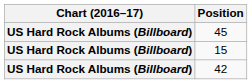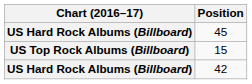(100, 50) US Hard Rock Albums (Billboard) -> (100, 50) US Top Rock Albums (Billboard)
